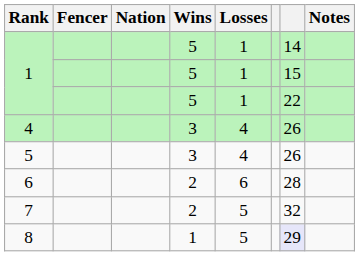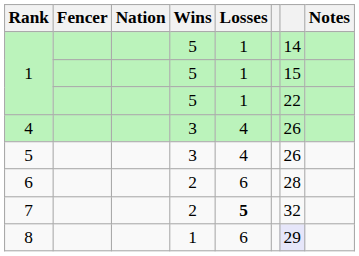(244, 210) normal -> (244, 210) bold
(244, 237) 5 -> (244, 237) 6
